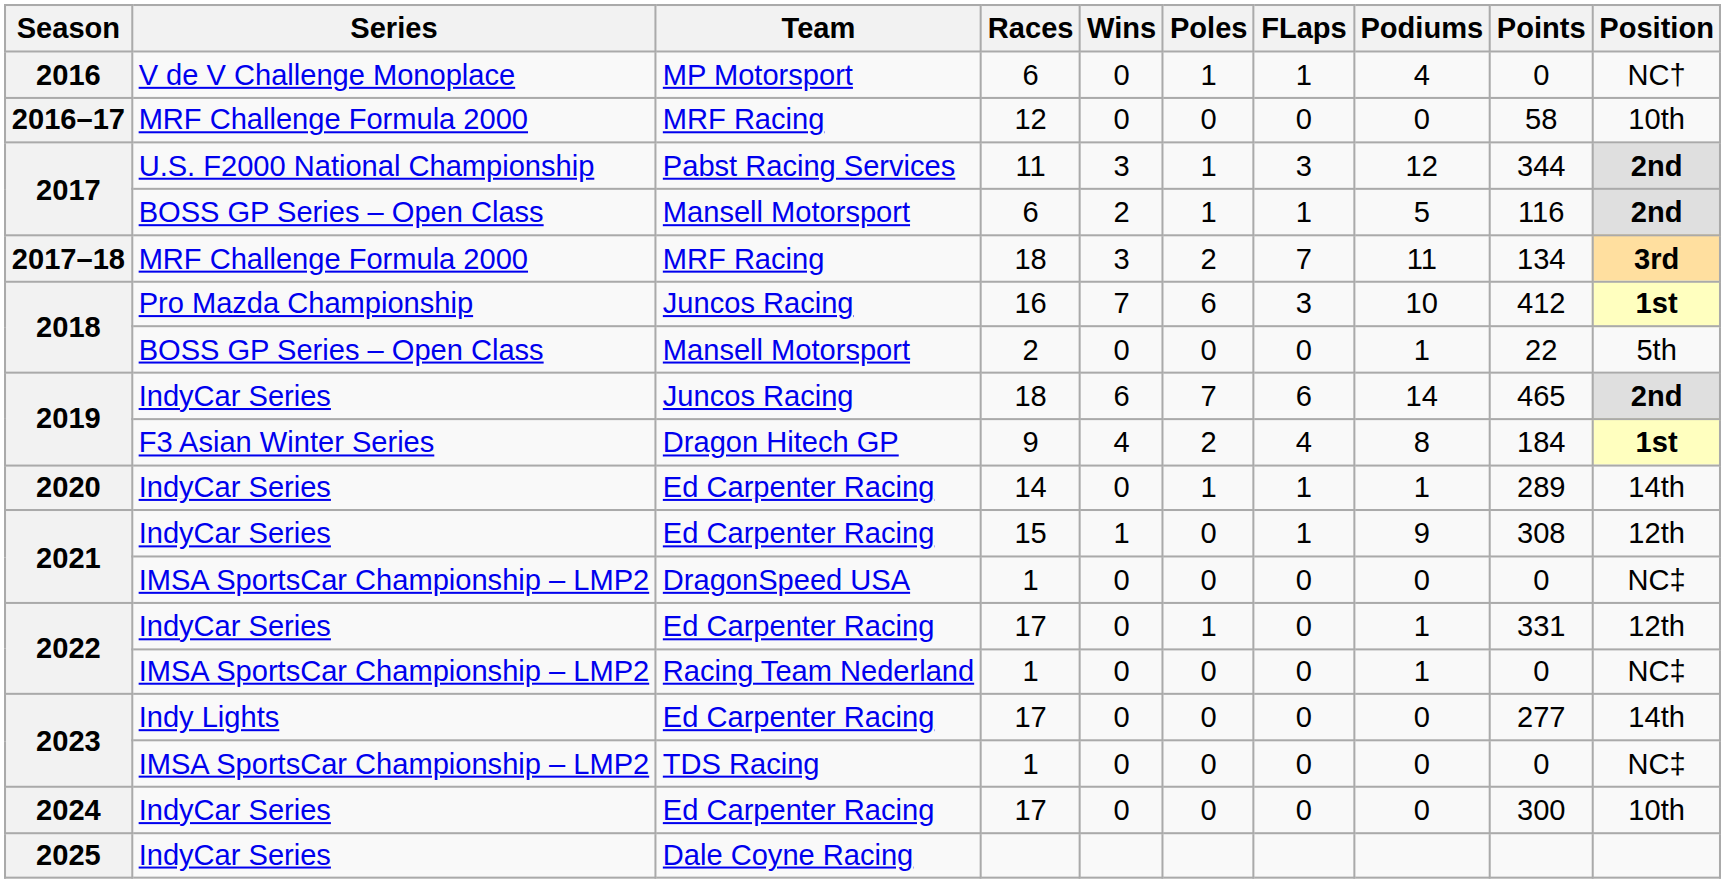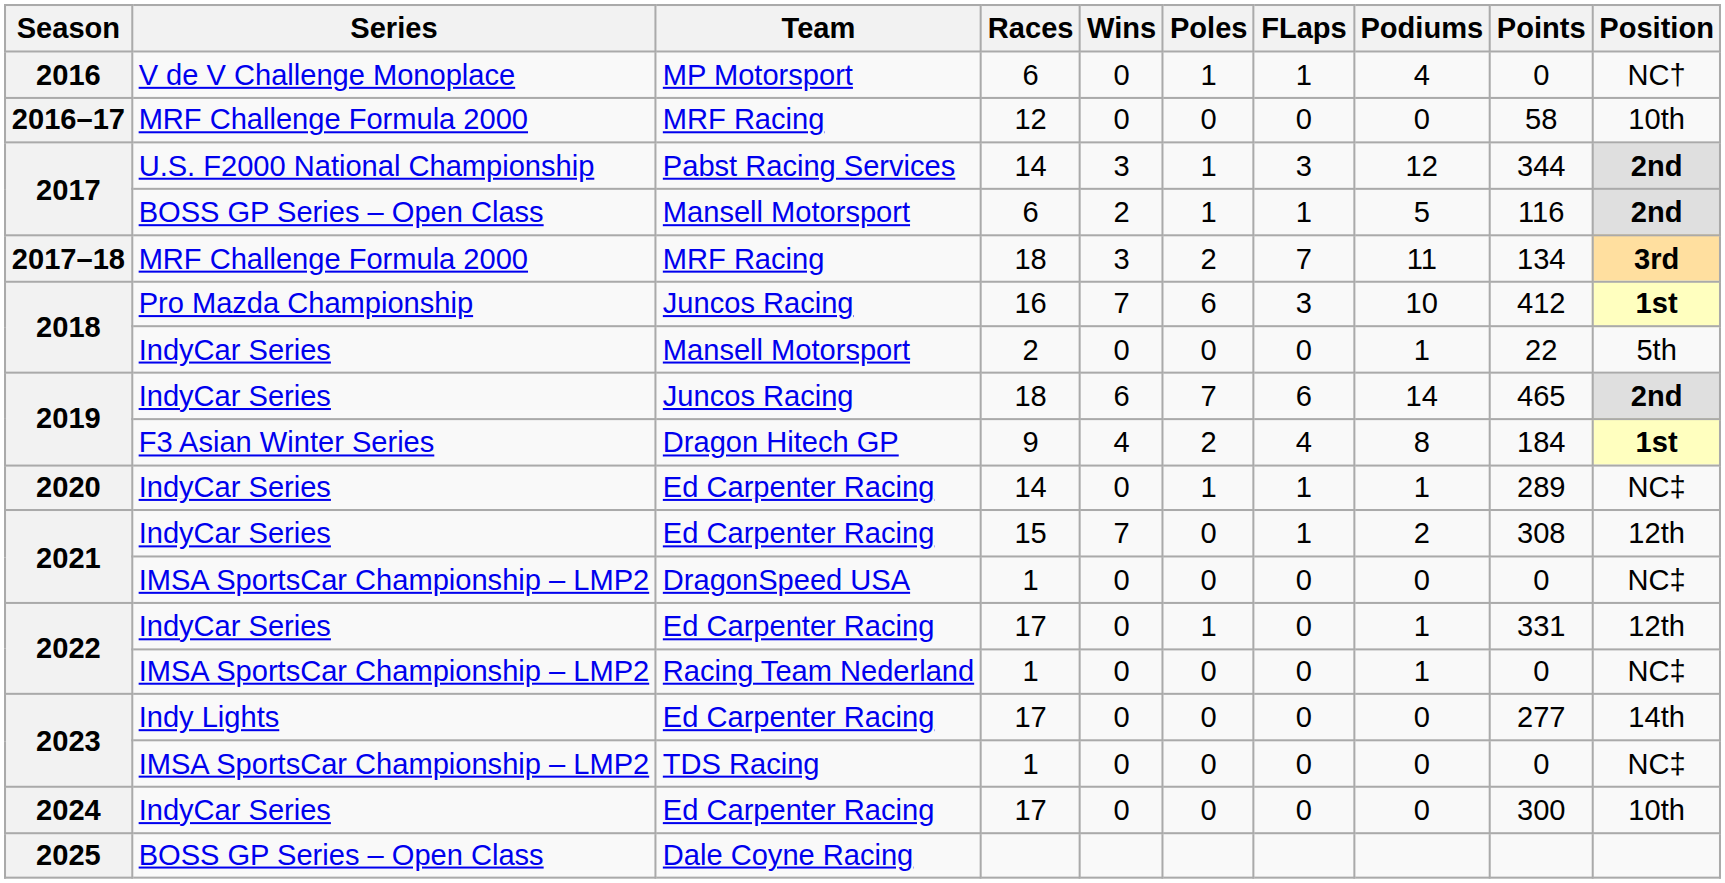(1031, 166) 11 -> (1031, 166) 14
(341, 350) BOSS GP Series – Open Class -> (235, 350) IndyCar Series
(1657, 488) 14th -> (1657, 488) NC‡
(1122, 534) 1 -> (1122, 534) 7
(1422, 534) 9 -> (1422, 534) 2
(235, 856) IndyCar Series -> (341, 856) BOSS GP Series – Open Class
